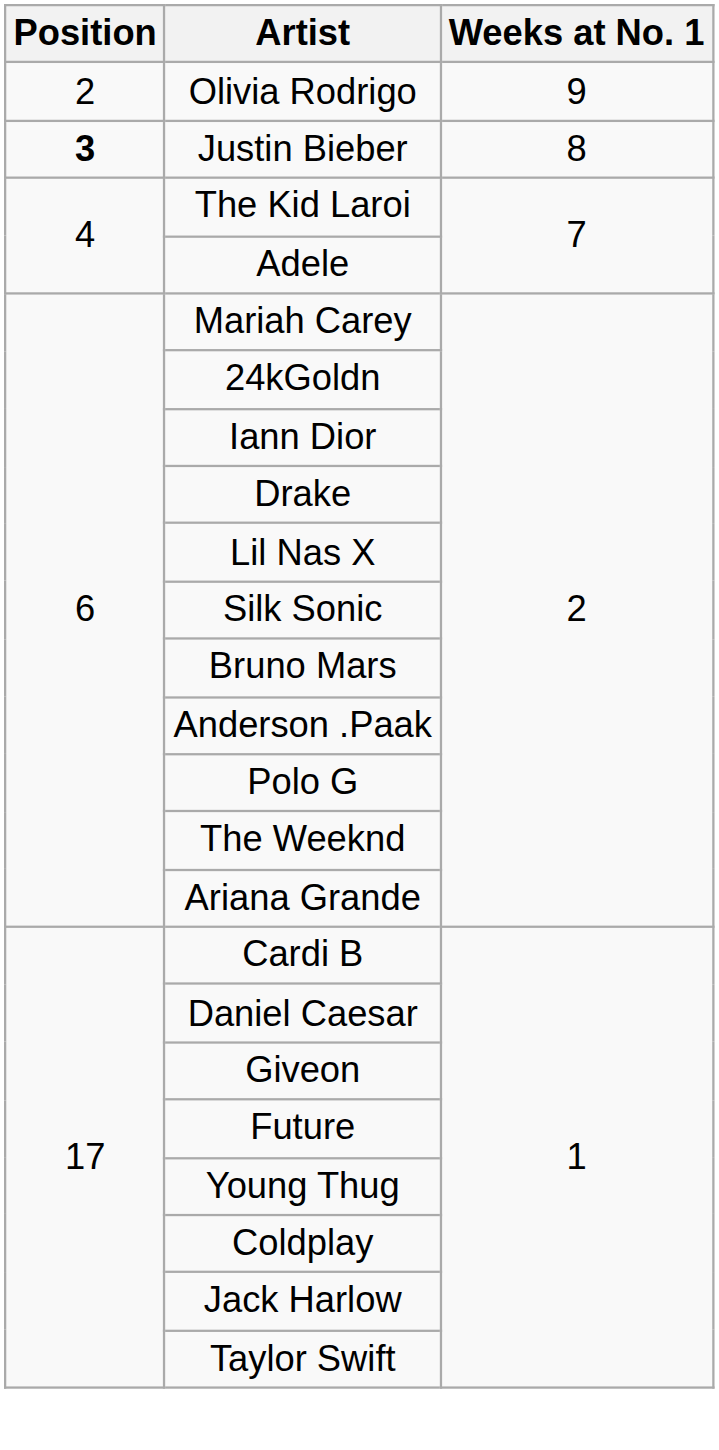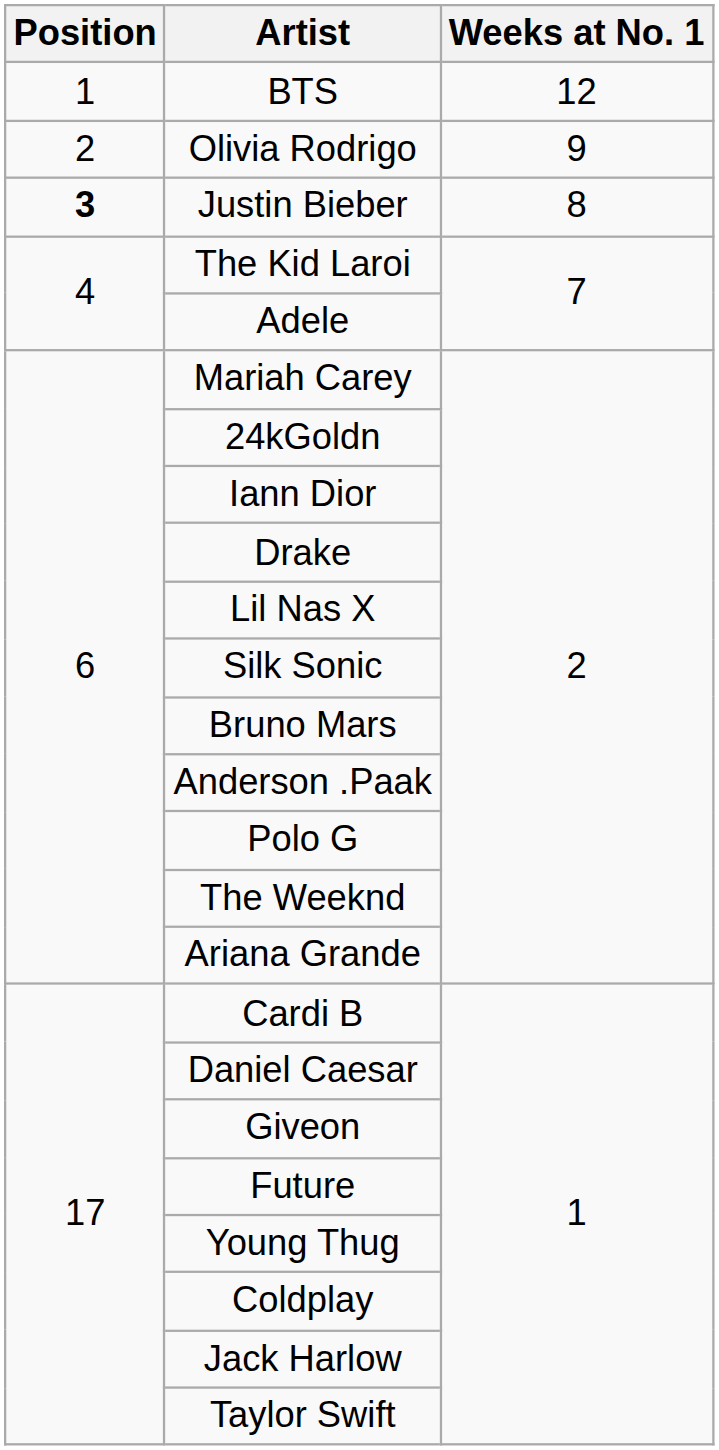+ row: (303, 90)
